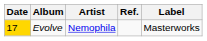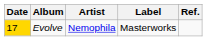columns swapped: (172, 12) <-> (129, 12)
